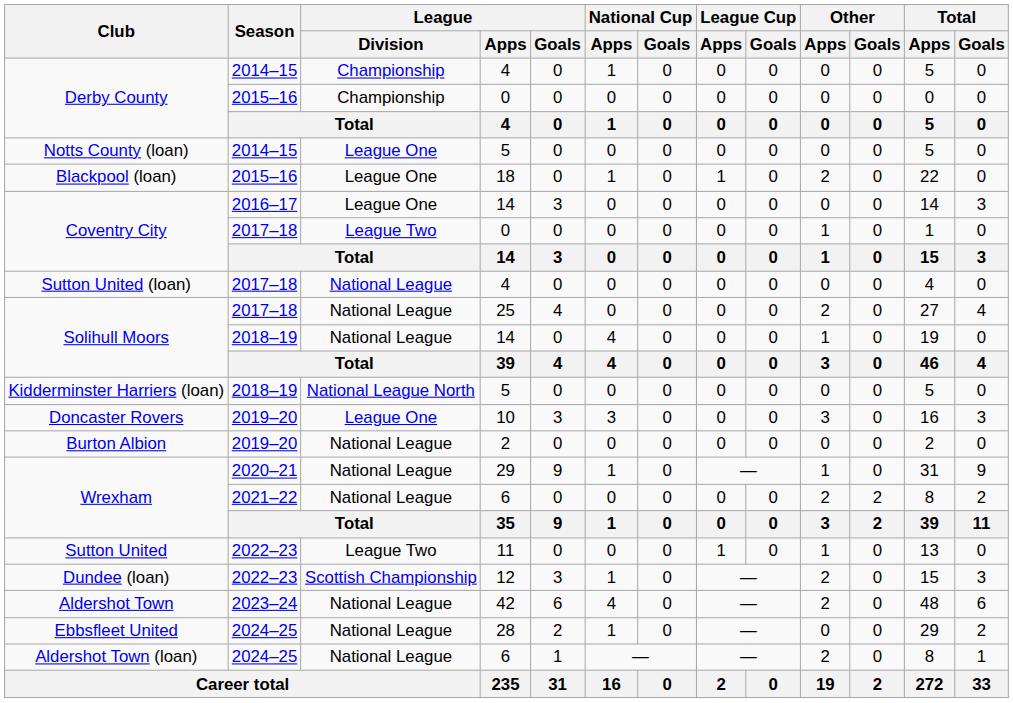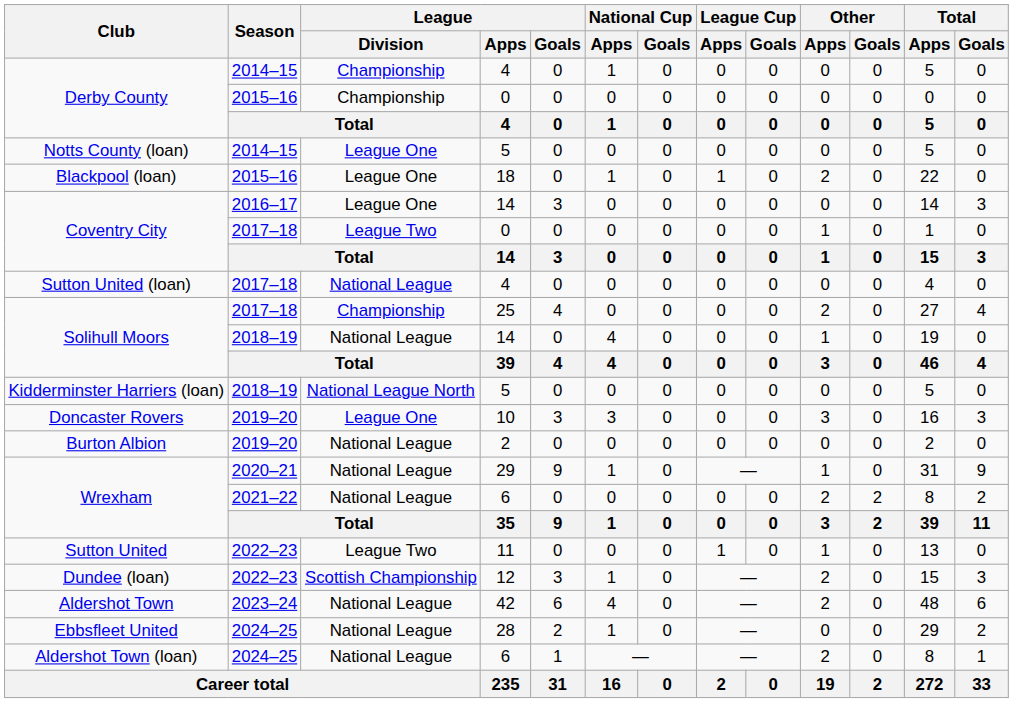(391, 310) National League -> (391, 310) Championship
